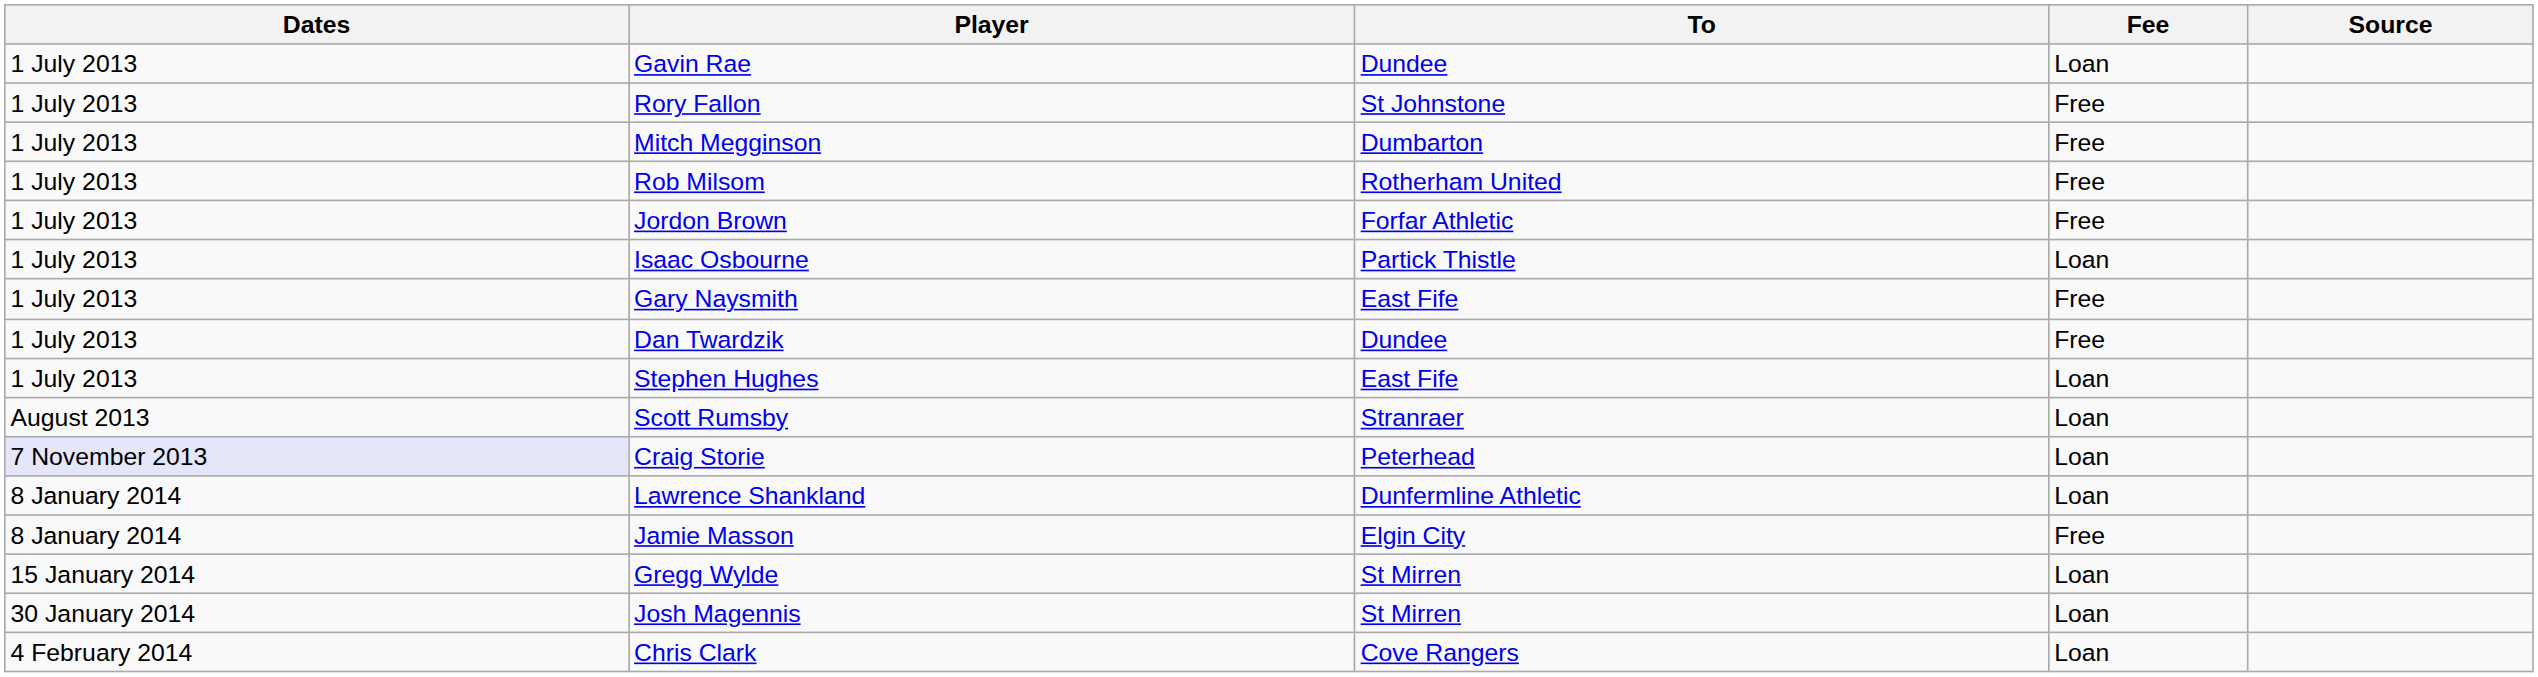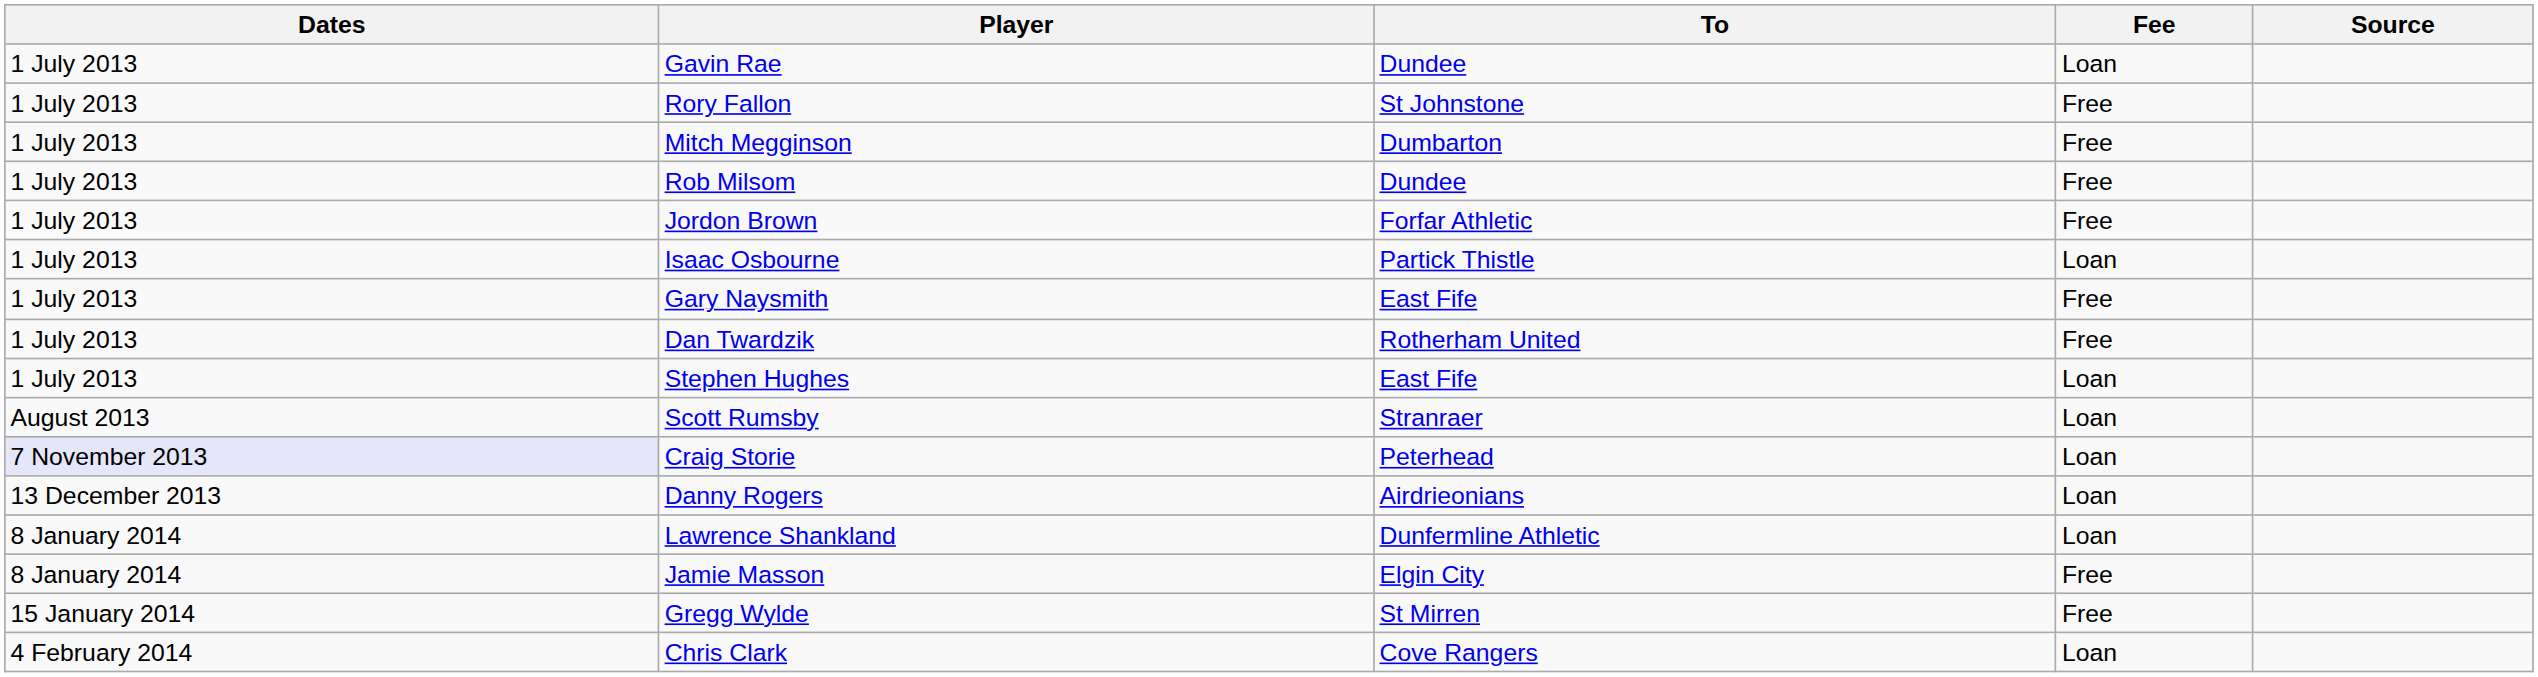(1461, 182) Rotherham United -> (1423, 182) Dundee
(1404, 338) Dundee -> (1480, 338) Rotherham United
+ row: (744, 495)
(2082, 574) Loan -> (2087, 613) Free
- row: (717, 613)
